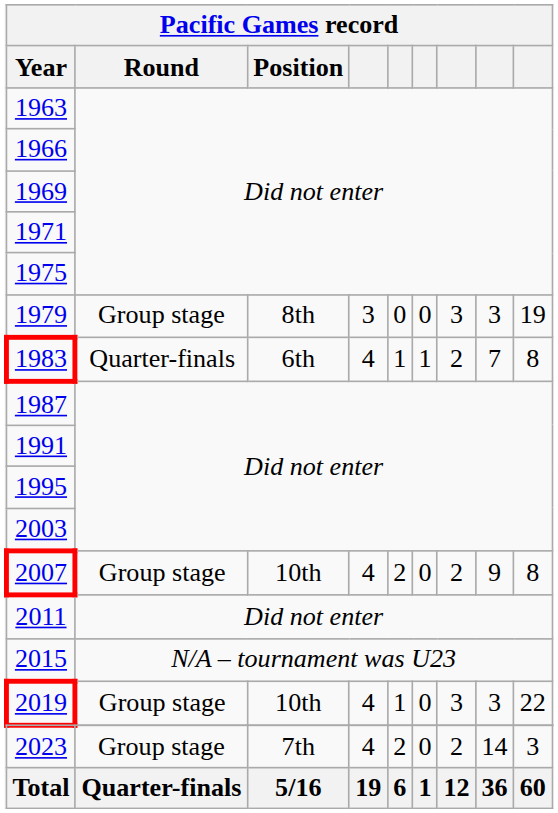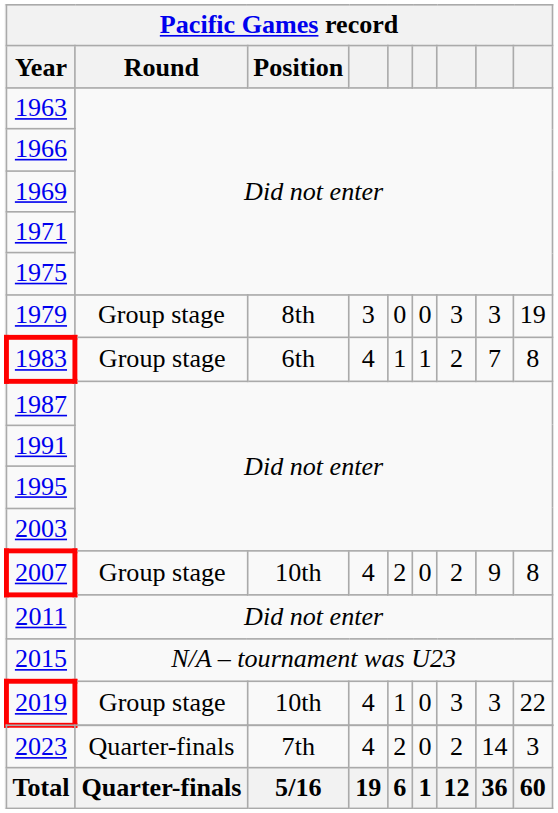(162, 359) Quarter-finals -> (162, 359) Group stage
(161, 746) Group stage -> (161, 746) Quarter-finals
